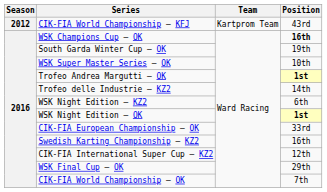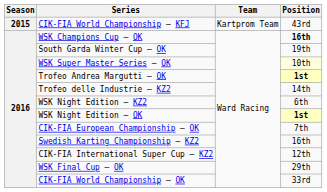(20, 24) 2012 -> (20, 24) 2015
(301, 63) no background -> (301, 63) lightyellow background
(301, 129) 33rd -> (301, 129) 7th
(301, 181) 7th -> (301, 181) 33rd
